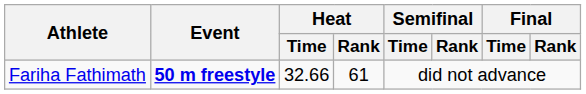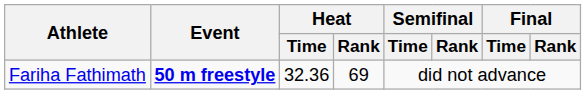(307, 75) 32.66 -> (307, 75) 32.36
(359, 75) 61 -> (359, 75) 69
